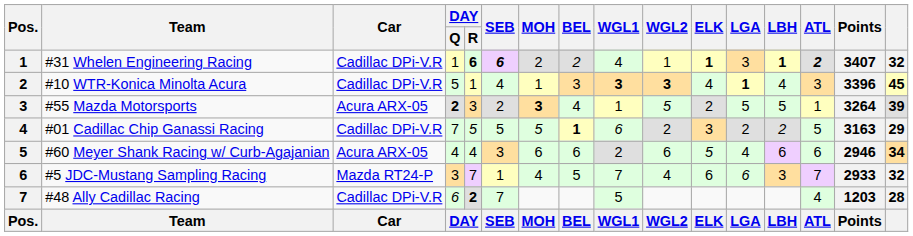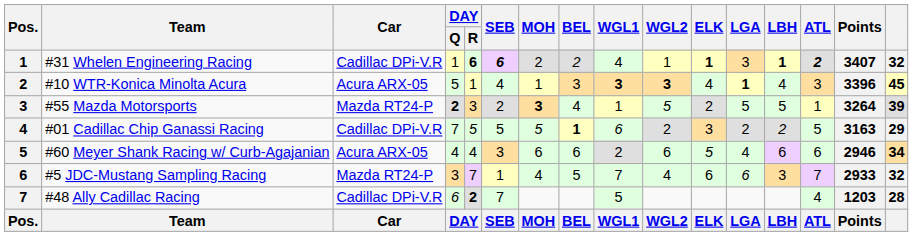(389, 84) Cadillac DPi-V.R -> (382, 84) Acura ARX-05
(382, 106) Acura ARX-05 -> (385, 106) Mazda RT24-P
